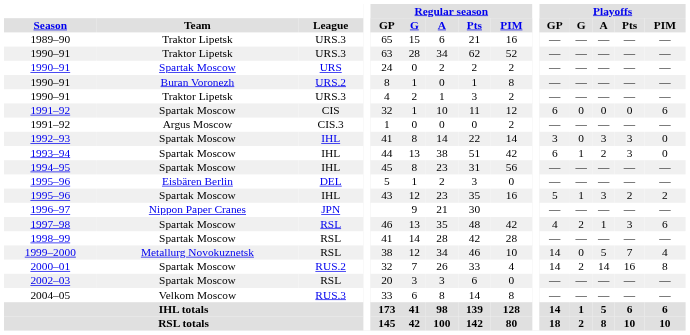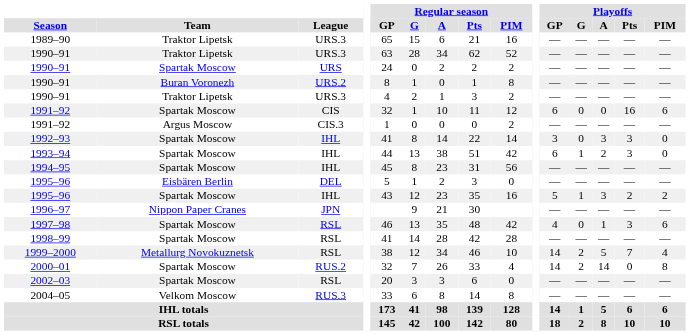(630, 110) 0 -> (630, 110) 16
(581, 224) 2 -> (581, 224) 0
(581, 252) 0 -> (581, 252) 2
(630, 266) 16 -> (630, 266) 0
